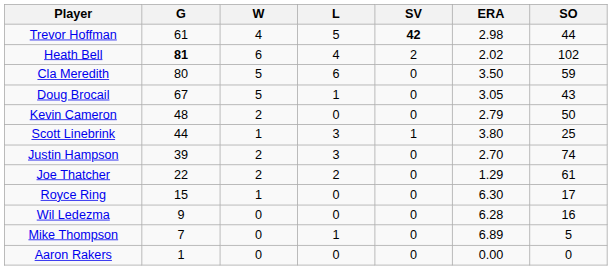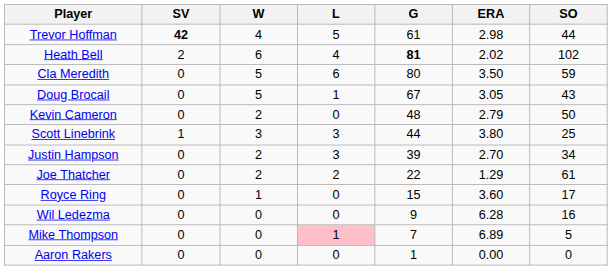columns swapped: (181, 14) <-> (413, 14)
(258, 134) 1 -> (258, 134) 3
(568, 154) 74 -> (568, 154) 34
(491, 194) 6.30 -> (491, 194) 3.60
(336, 235) no background -> (336, 235) pink background
